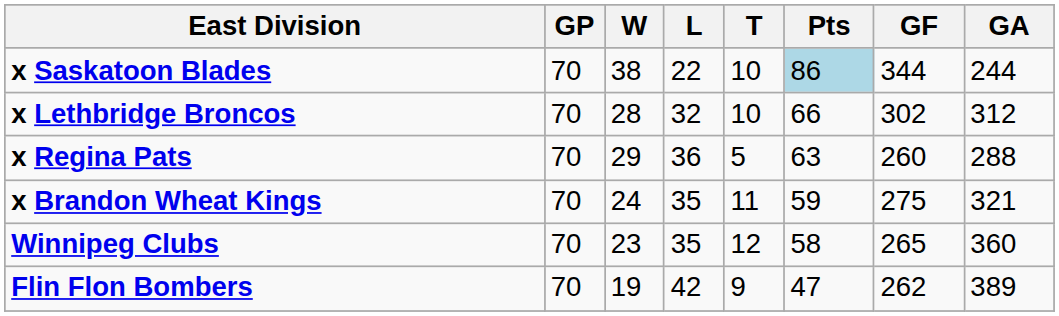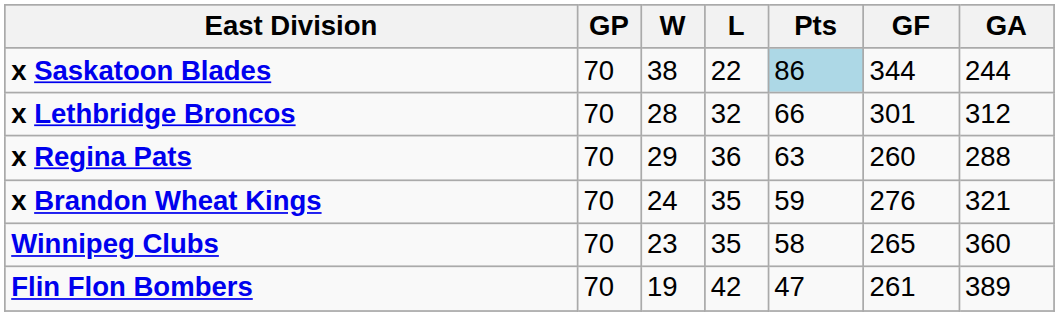- column: (754, 26)
(903, 113) 302 -> (893, 113) 301
(903, 200) 275 -> (893, 200) 276
(903, 288) 262 -> (893, 288) 261
